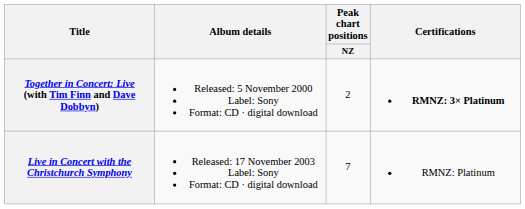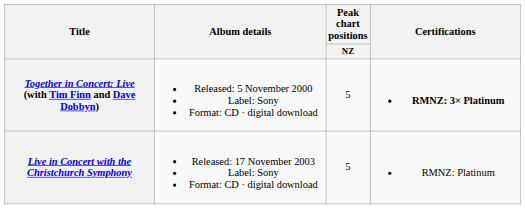(348, 95) 2 -> (348, 95) 5
(348, 167) 7 -> (348, 167) 5
